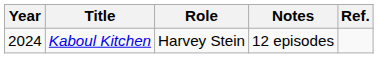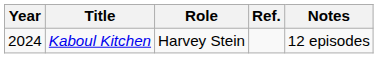columns swapped: (293, 16) <-> (355, 16)
